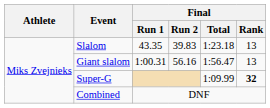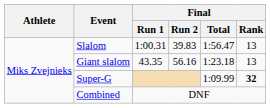(150, 45) 43.35 -> (150, 45) 1:00.31
(218, 45) 1:23.18 -> (218, 45) 1:56.47
(150, 62) 1:00.31 -> (150, 62) 43.35
(218, 62) 1:56.47 -> (218, 62) 1:23.18
